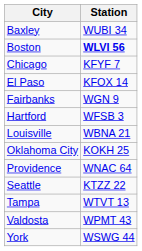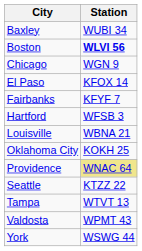(102, 64) KFYF 7 -> (101, 64) WGN 9
(101, 99) WGN 9 -> (102, 99) KFYF 7
(107, 168) no background -> (107, 168) khaki background
